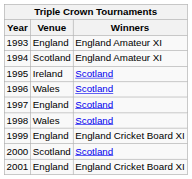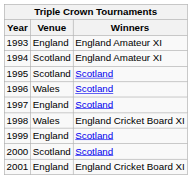(48, 74) Ireland -> (52, 74) Scotland
(94, 120) Scotland -> (130, 120) England Cricket Board XI
(130, 136) England Cricket Board XI -> (94, 136) Scotland
